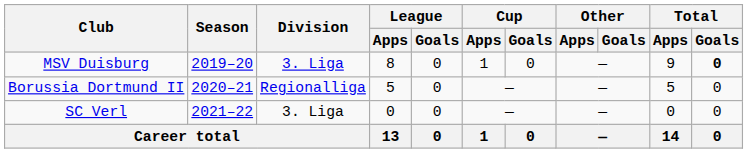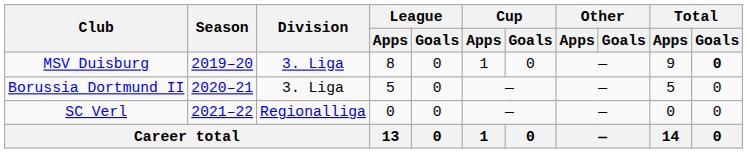(313, 88) Regionalliga -> (313, 88) 3. Liga
(313, 112) 3. Liga -> (313, 112) Regionalliga
